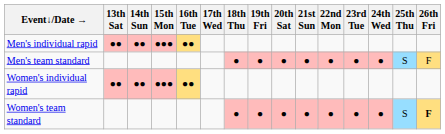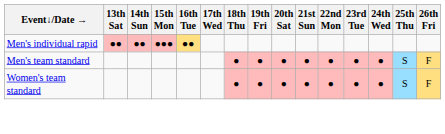- row: (47, 84)
(429, 114) bold -> (429, 84) normal
